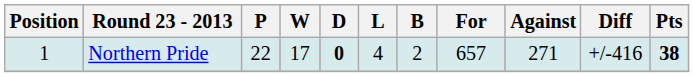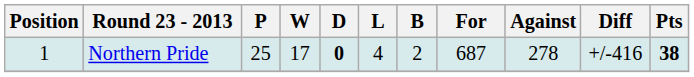(261, 53) 22 -> (261, 53) 25
(471, 53) 657 -> (471, 53) 687
(543, 53) 271 -> (543, 53) 278
